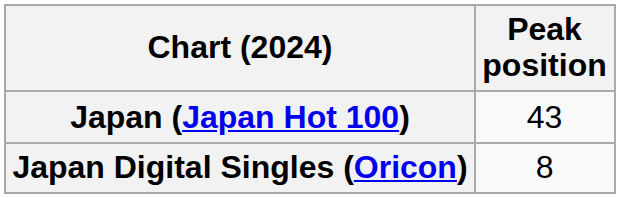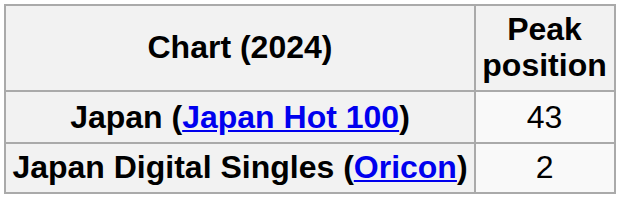(545, 167) 8 -> (545, 167) 2
